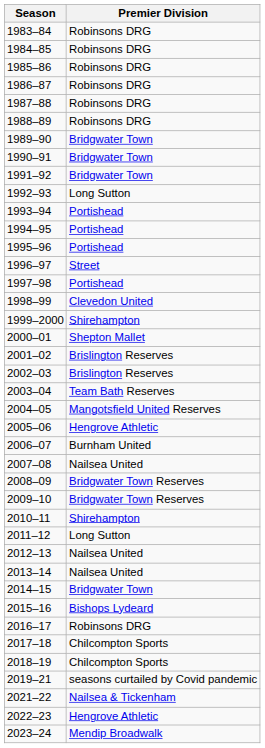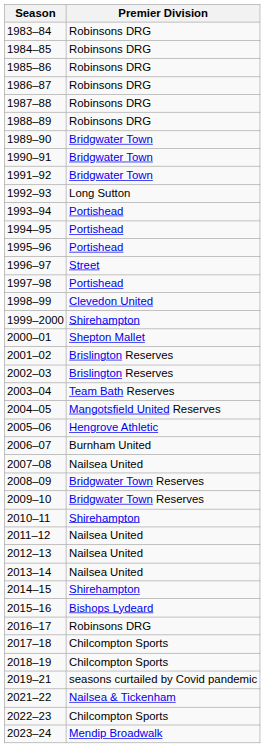(100, 535) Long Sutton -> (106, 535) Nailsea United
(111, 590) Bridgwater Town -> (104, 590) Shirehampton
(114, 716) Hengrove Athletic -> (119, 716) Chilcompton Sports
